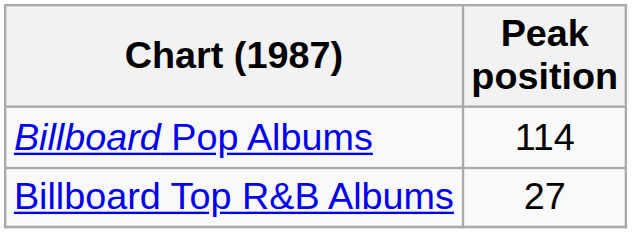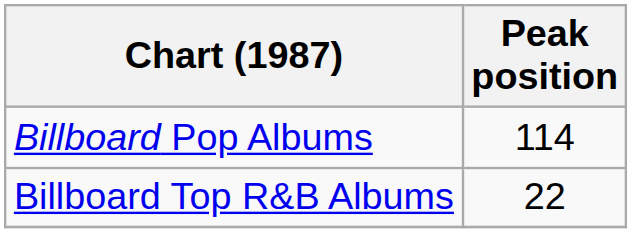(545, 196) 27 -> (545, 196) 22
